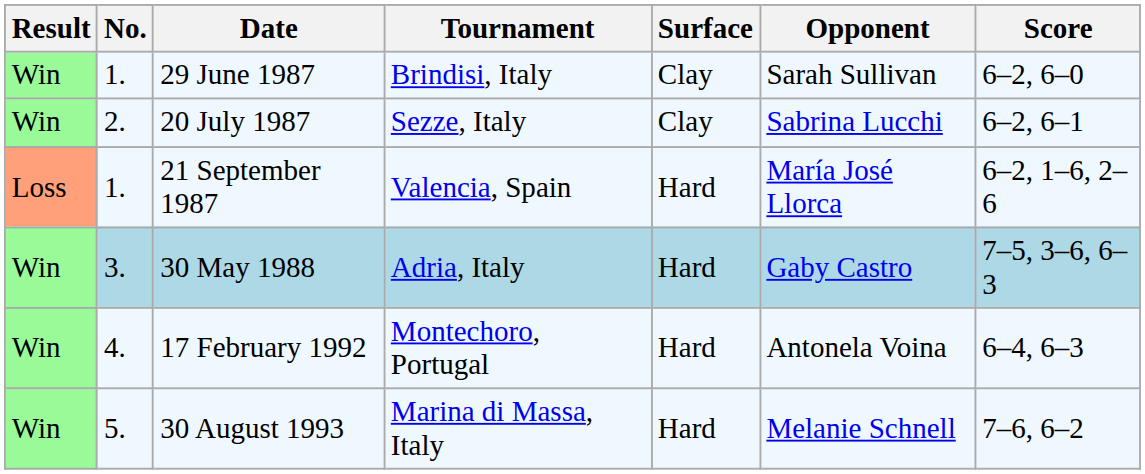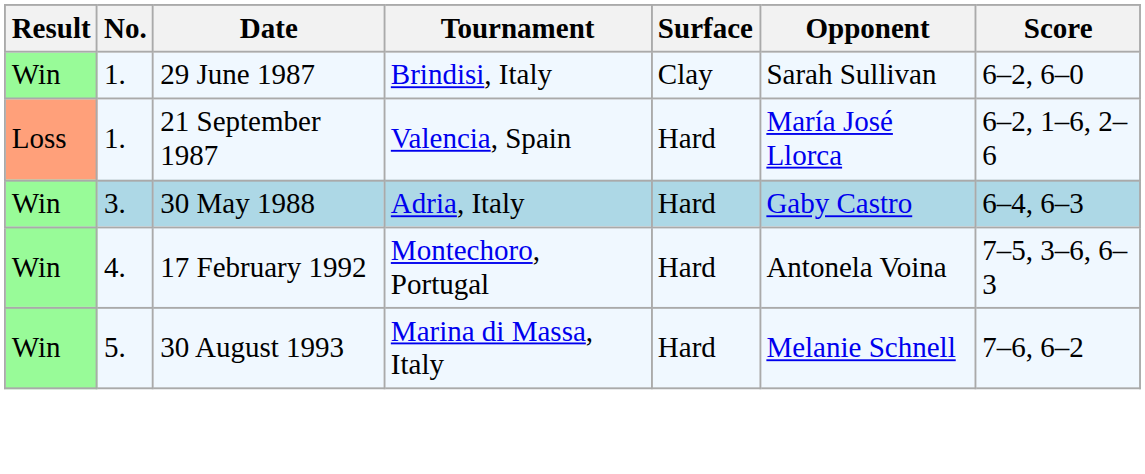- row: (235, 121)
(1055, 266) 7–5, 3–6, 6–3 -> (1033, 202) 6–4, 6–3
(1033, 347) 6–4, 6–3 -> (1055, 266) 7–5, 3–6, 6–3
